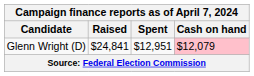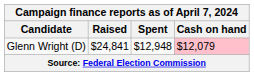(153, 46) $12,951 -> (153, 46) $12,948
